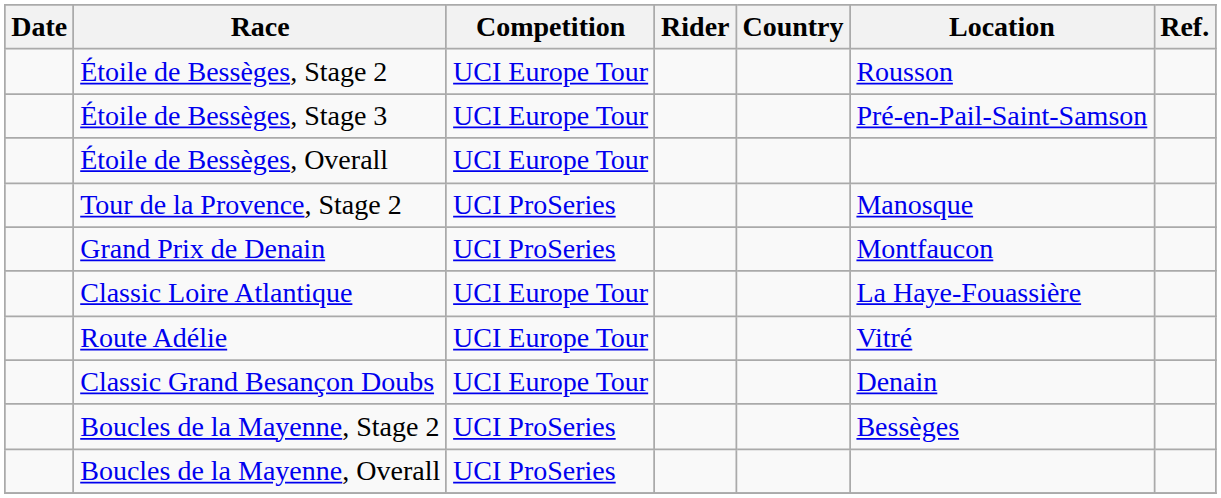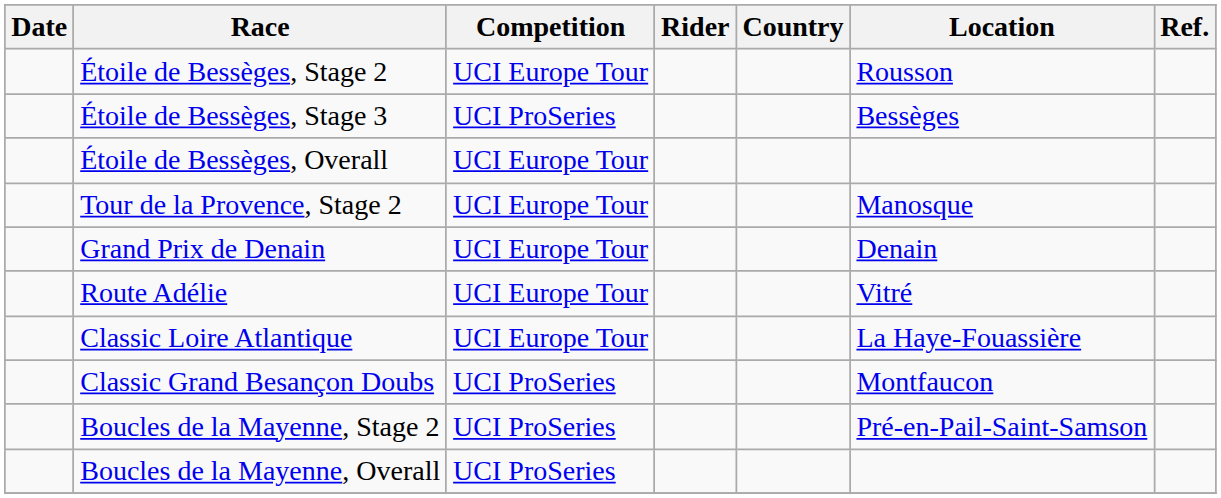(551, 115) UCI Europe Tour -> (534, 115) UCI ProSeries
(1002, 115) Pré-en-Pail-Saint-Samson -> (908, 115) Bessèges
(534, 204) UCI ProSeries -> (551, 204) UCI Europe Tour
(534, 248) UCI ProSeries -> (551, 248) UCI Europe Tour
(925, 248) Montfaucon -> (897, 248) Denain
rows swapped: (216, 293) <-> (154, 337)
(551, 381) UCI Europe Tour -> (534, 381) UCI ProSeries
(897, 381) Denain -> (925, 381) Montfaucon
(908, 426) Bessèges -> (1002, 426) Pré-en-Pail-Saint-Samson
